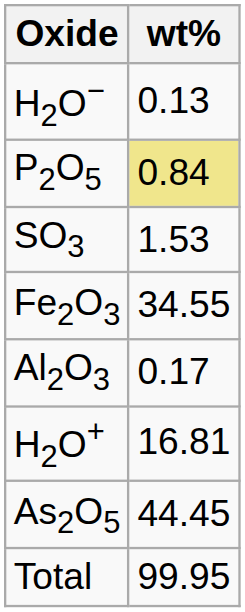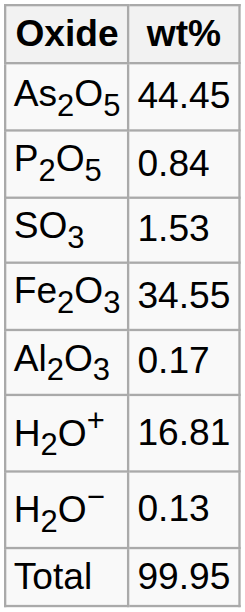rows swapped: (67, 515) <-> (59, 102)
(174, 172) khaki background -> (174, 162) no background
